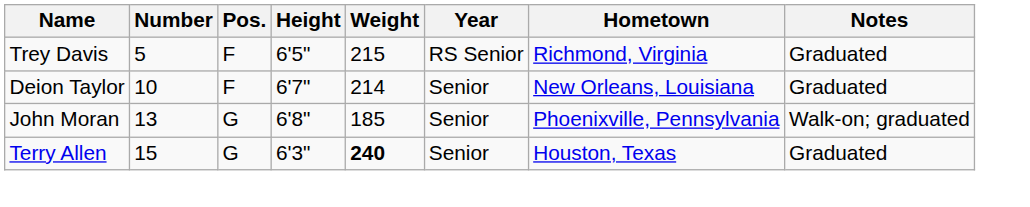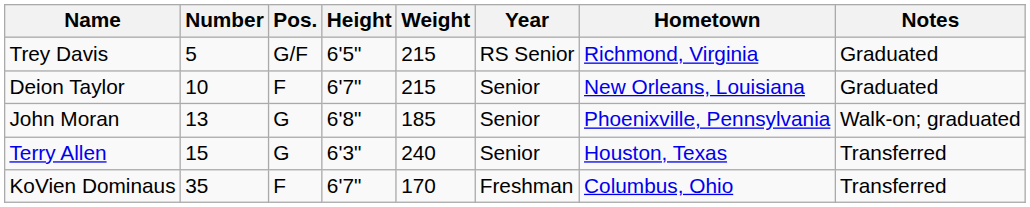(229, 53) F -> (291, 53) G/F
(368, 86) 214 -> (419, 86) 215
(368, 152) bold -> (419, 152) normal
(838, 152) Graduated -> (893, 152) Transferred
+ row: (93, 185)
